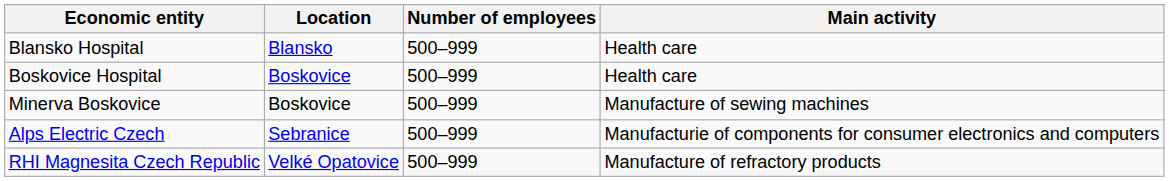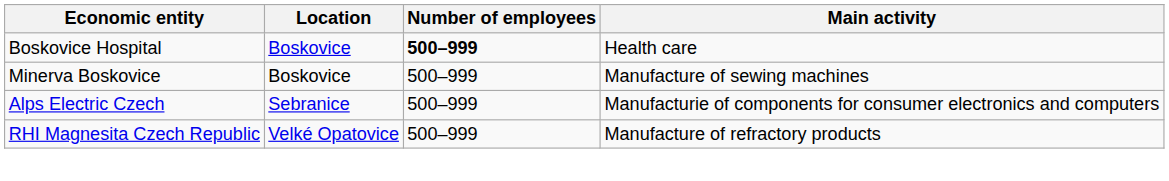- row: (76, 47)
(442, 76) normal -> (442, 47) bold
